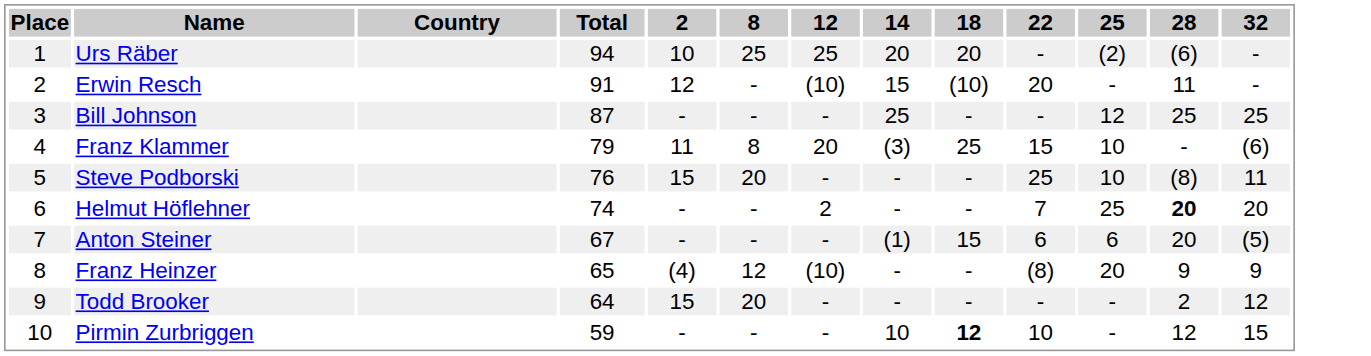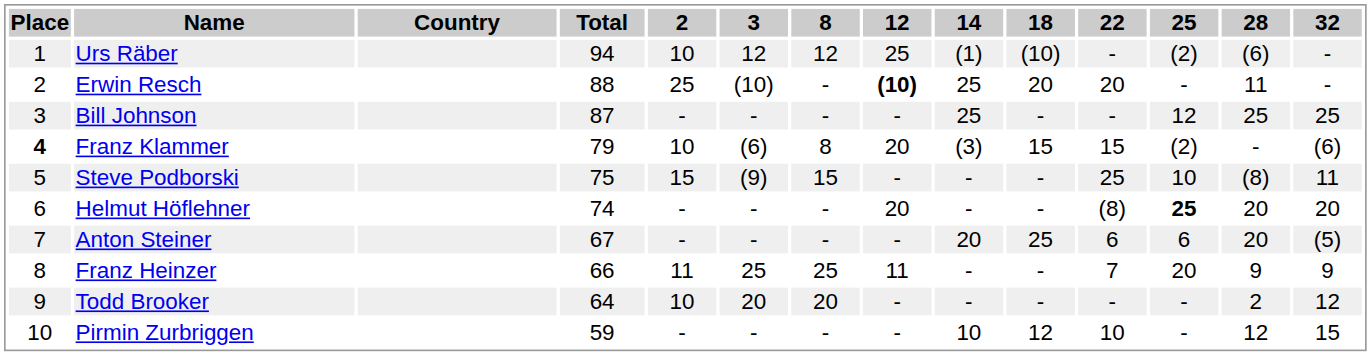+ column: (754, 23)
(754, 54) 25 -> (825, 54) 12
(897, 54) 20 -> (969, 54) (1)
(969, 54) 20 -> (1041, 54) (10)
(602, 85) 91 -> (602, 85) 88
(682, 85) 12 -> (682, 85) 25
(825, 85) normal -> (897, 85) bold
(897, 85) 15 -> (969, 85) 25
(969, 85) (10) -> (1041, 85) 20
(40, 147) normal -> (40, 147) bold
(682, 147) 11 -> (682, 147) 10
(969, 147) 25 -> (1041, 147) 15
(1112, 147) 10 -> (1184, 147) (2)
(602, 178) 76 -> (602, 178) 75
(754, 178) 20 -> (825, 178) 15
(825, 209) 2 -> (897, 209) 20
(1041, 209) 7 -> (1112, 209) (8)
(1112, 209) normal -> (1184, 209) bold
(1184, 209) bold -> (1256, 209) normal
(897, 240) (1) -> (969, 240) 20
(969, 240) 15 -> (1041, 240) 25
(602, 271) 65 -> (602, 271) 66
(682, 271) (4) -> (682, 271) 11
(754, 271) 12 -> (825, 271) 25
(825, 271) (10) -> (897, 271) 11
(1041, 271) (8) -> (1112, 271) 7
(682, 301) 15 -> (682, 301) 10
(969, 332) bold -> (1041, 332) normal
